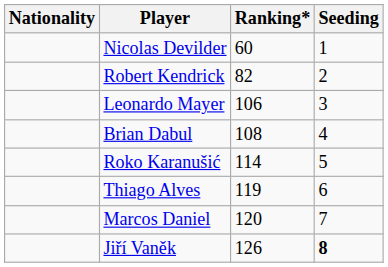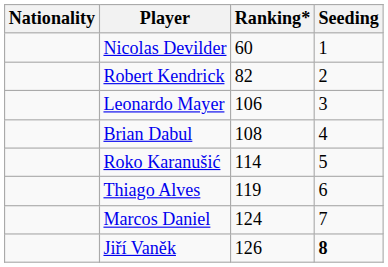(248, 219) 120 -> (248, 219) 124
